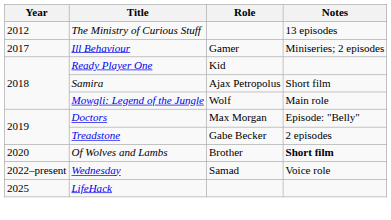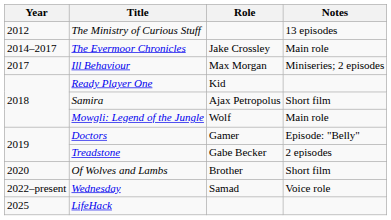+ row: (129, 48)
(224, 48) Gamer -> (238, 65) Max Morgan
(238, 118) Max Morgan -> (224, 135) Gamer
(310, 153) bold -> (308, 170) normal
